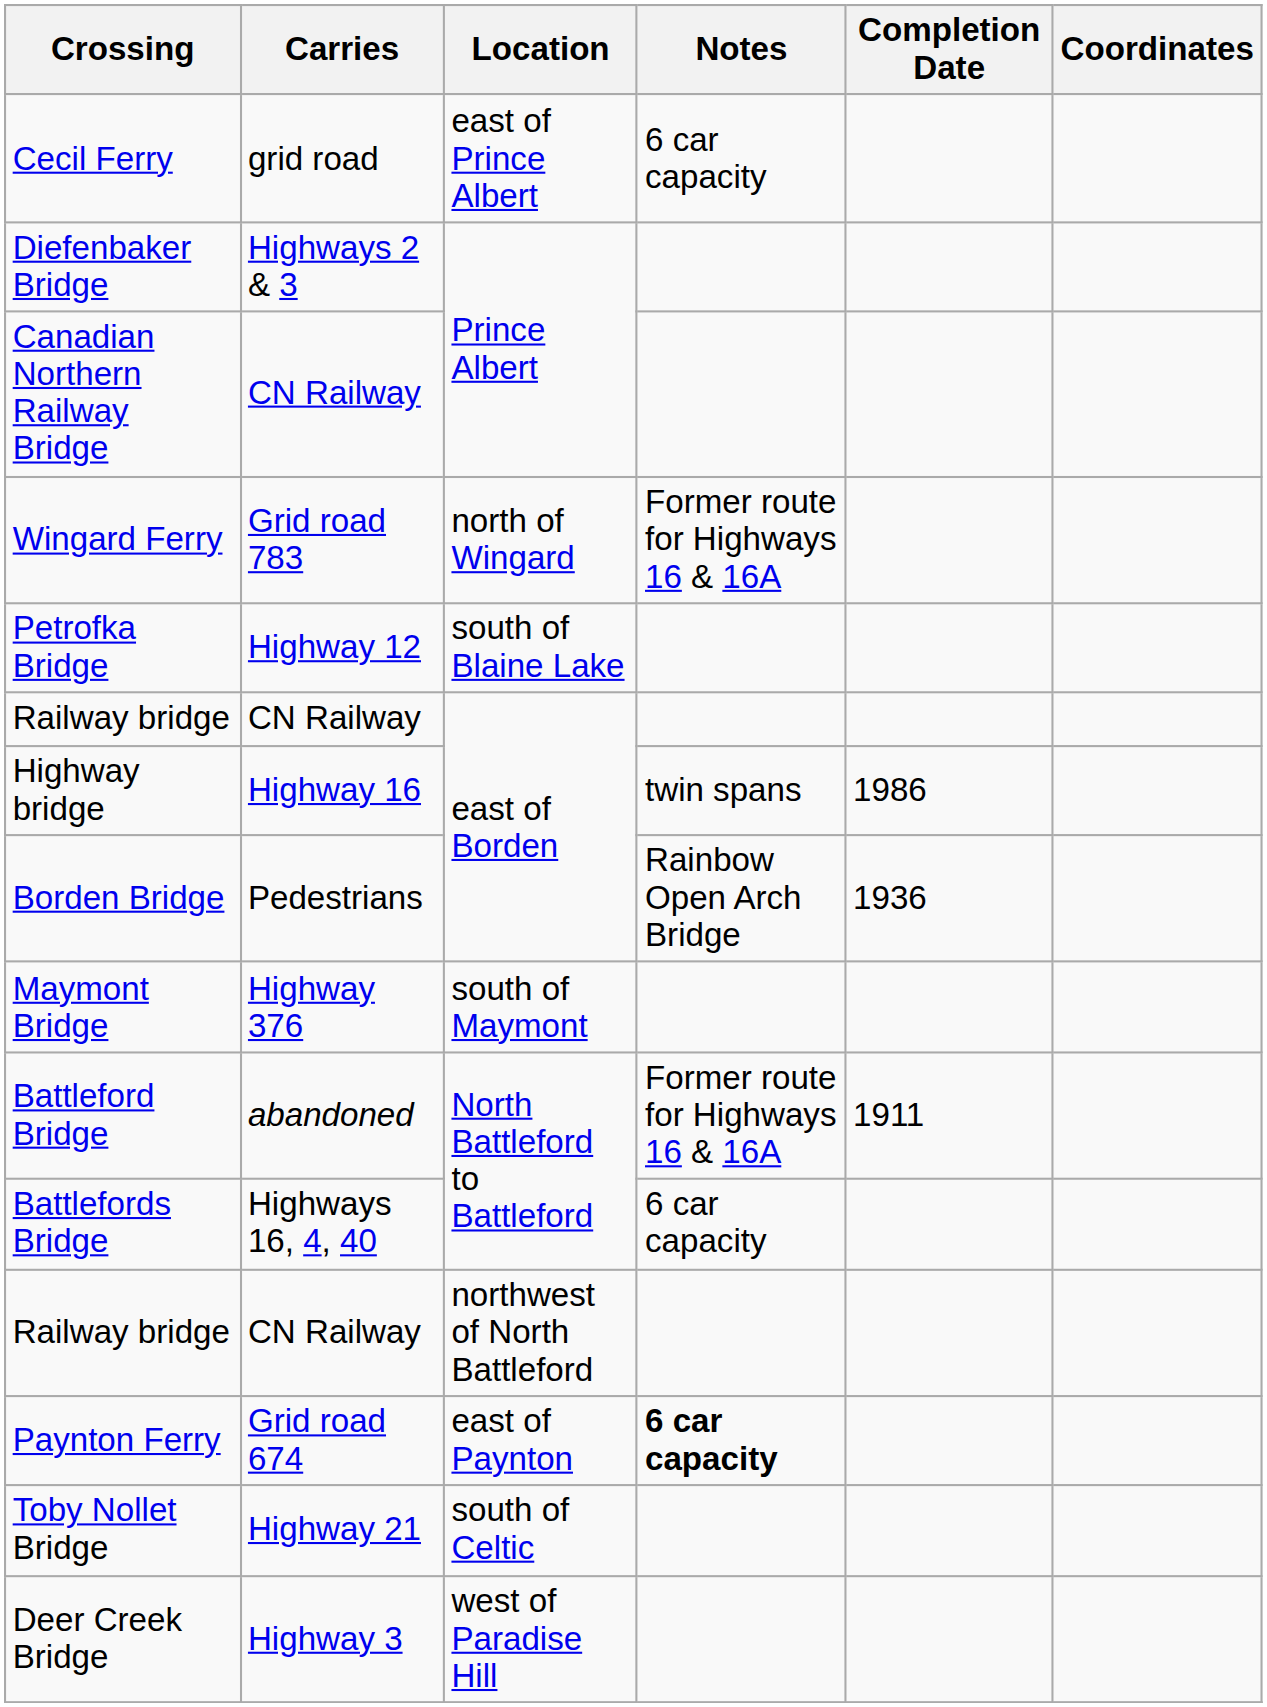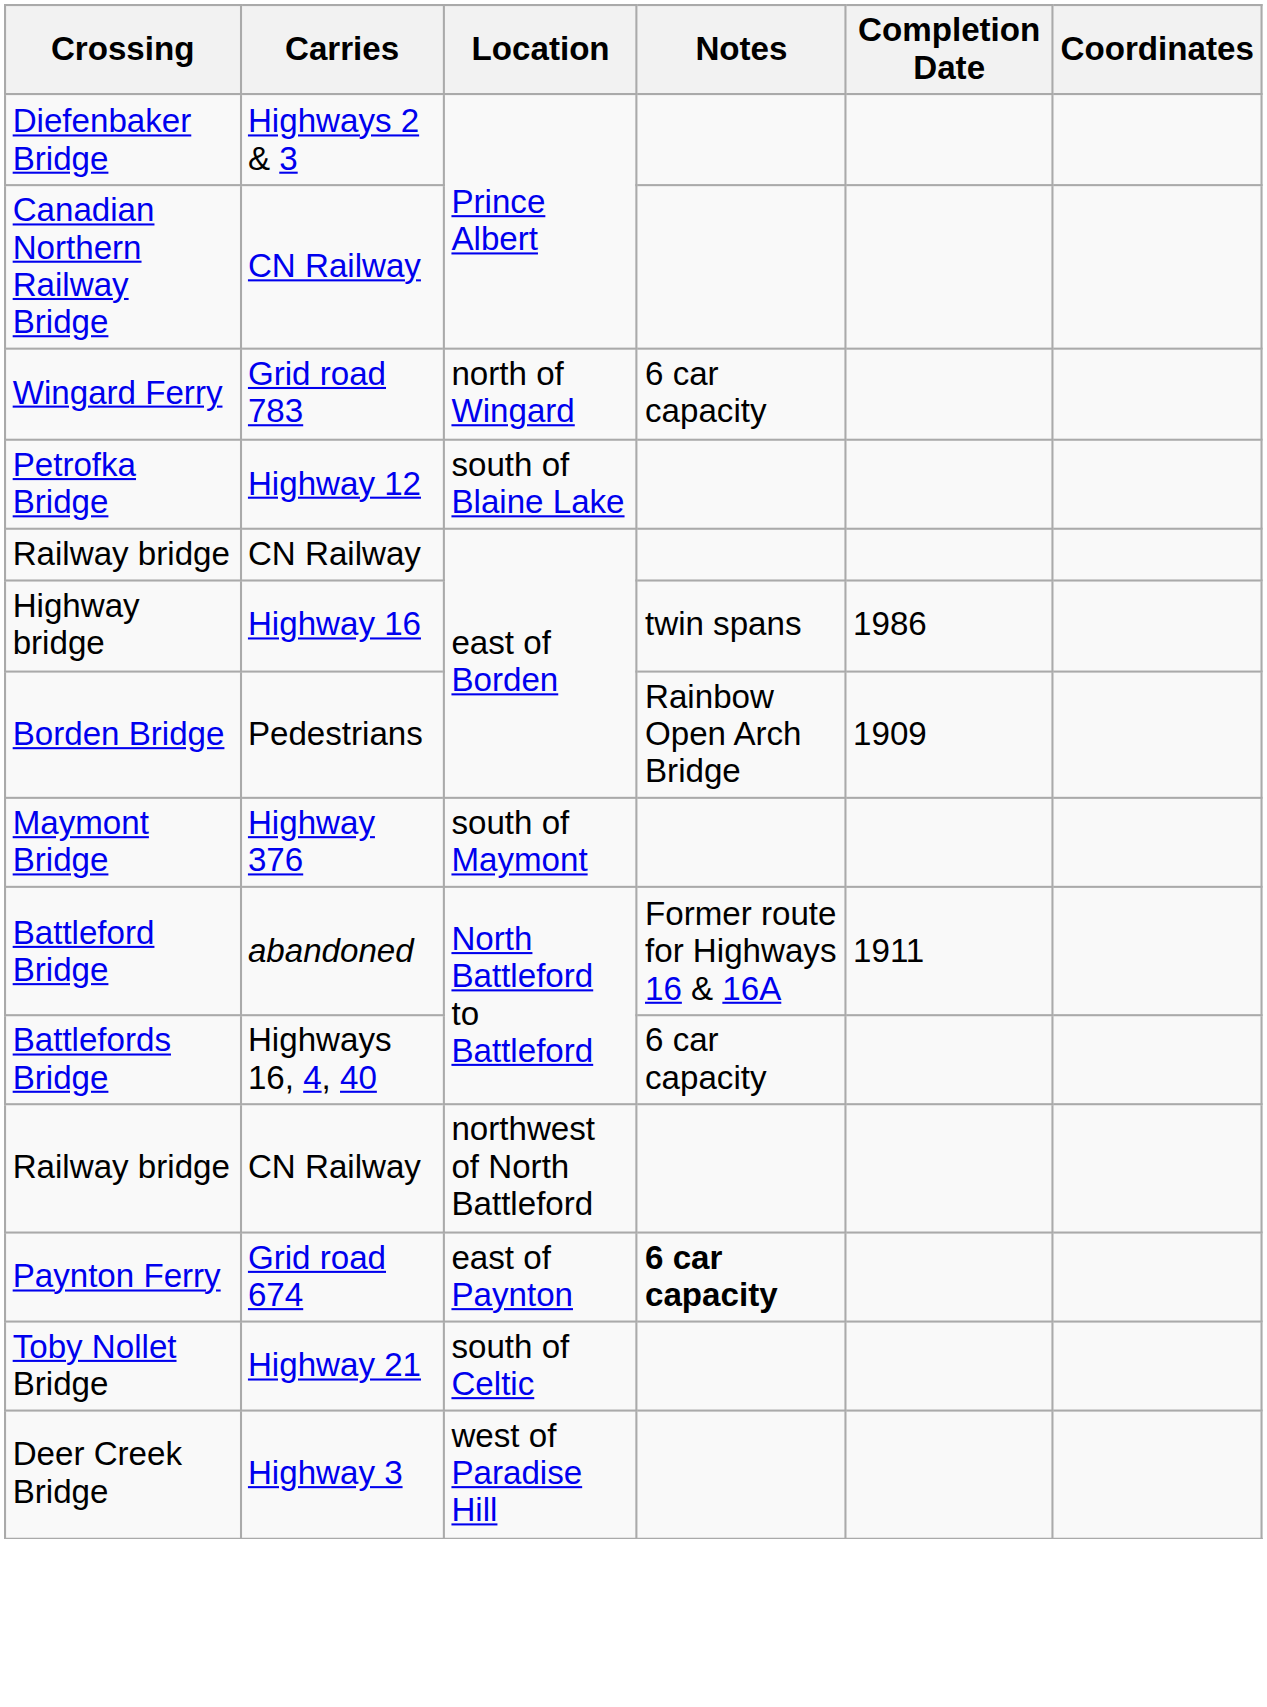- row: (93, 157)
(741, 538) Former route for Highways 16 & 16A -> (706, 393) 6 car capacity
(890, 898) 1936 -> (890, 733) 1909
